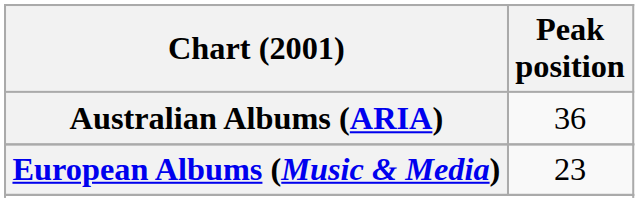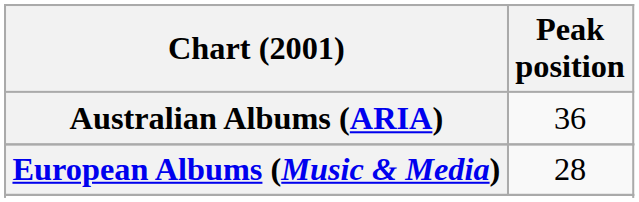(570, 169) 23 -> (570, 169) 28
